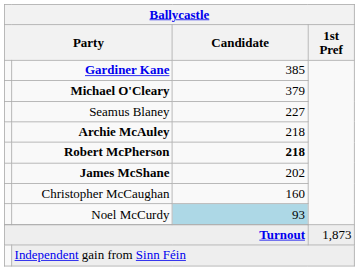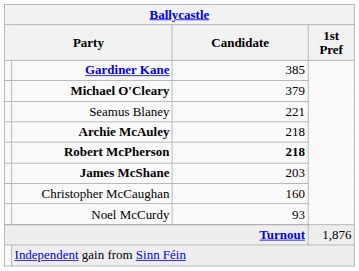(295, 111) 227 -> (295, 111) 221
(295, 173) 202 -> (295, 173) 203
(298, 214) lightblue background -> (298, 214) no background
(337, 234) 1,873 -> (337, 234) 1,876
